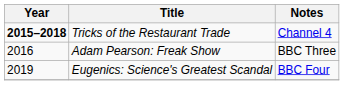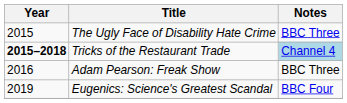+ row: (174, 32)
(305, 32) no background -> (308, 51) lightblue background
